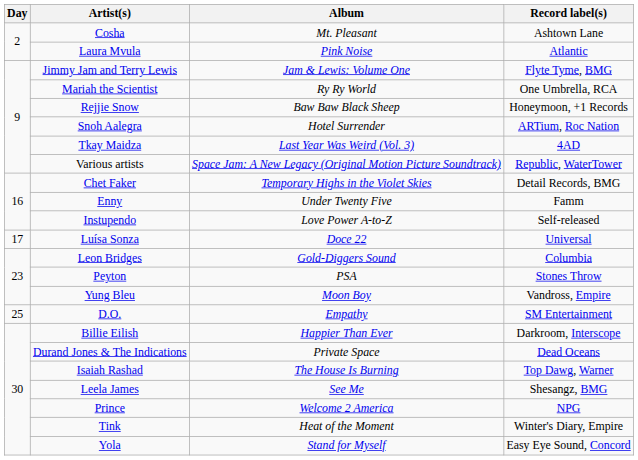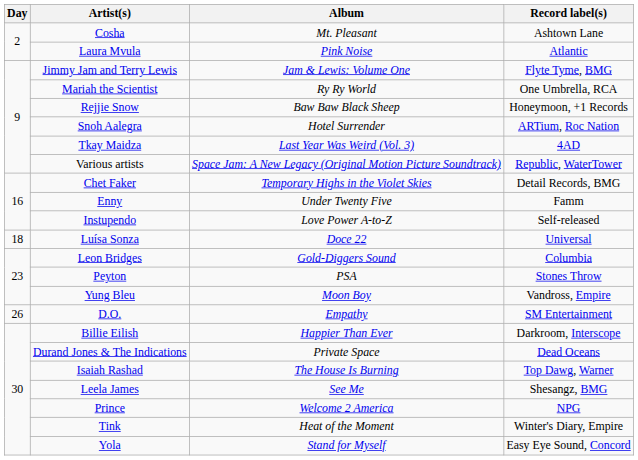(17, 239) 17 -> (17, 239) 18
(17, 314) 25 -> (17, 314) 26
